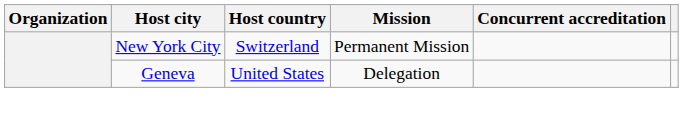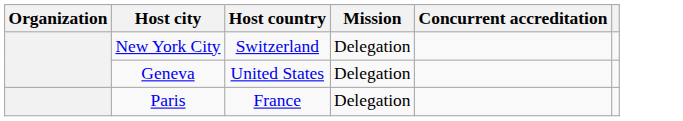(402, 45) Permanent Mission -> (372, 45) Delegation
+ row: (168, 101)
